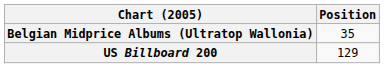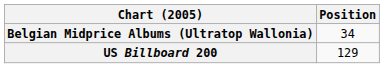(348, 33) 35 -> (348, 33) 34
